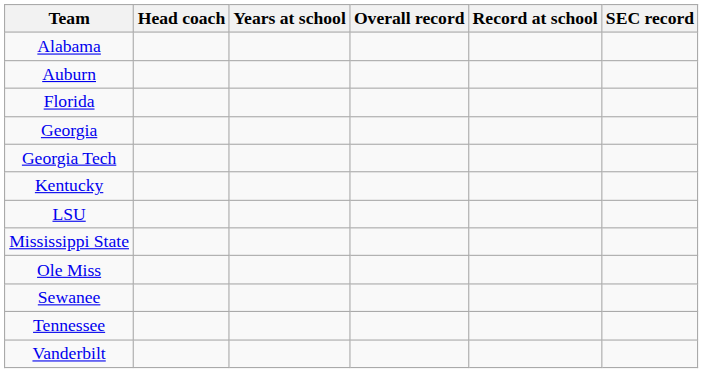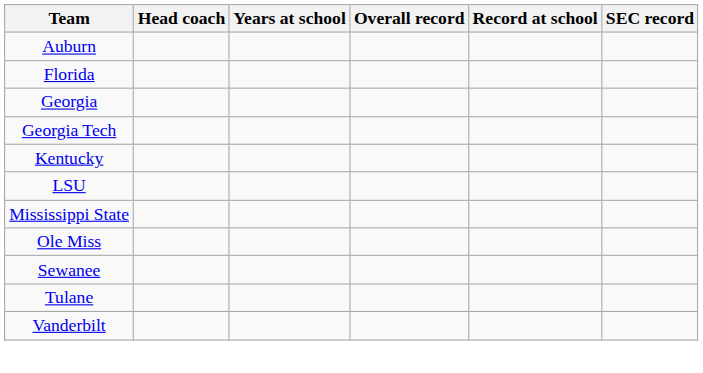- row: (69, 46)
- row: (69, 325)
+ row: (69, 297)
